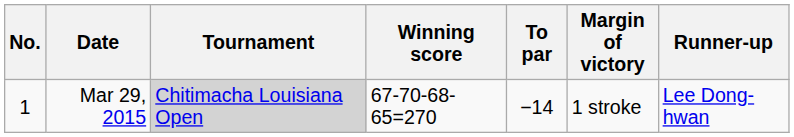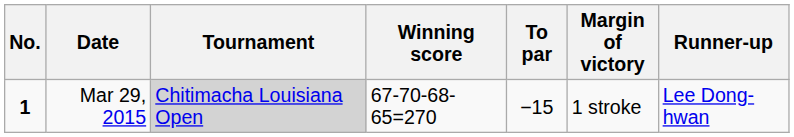(25, 106) normal -> (25, 106) bold
(537, 106) −14 -> (537, 106) −15
